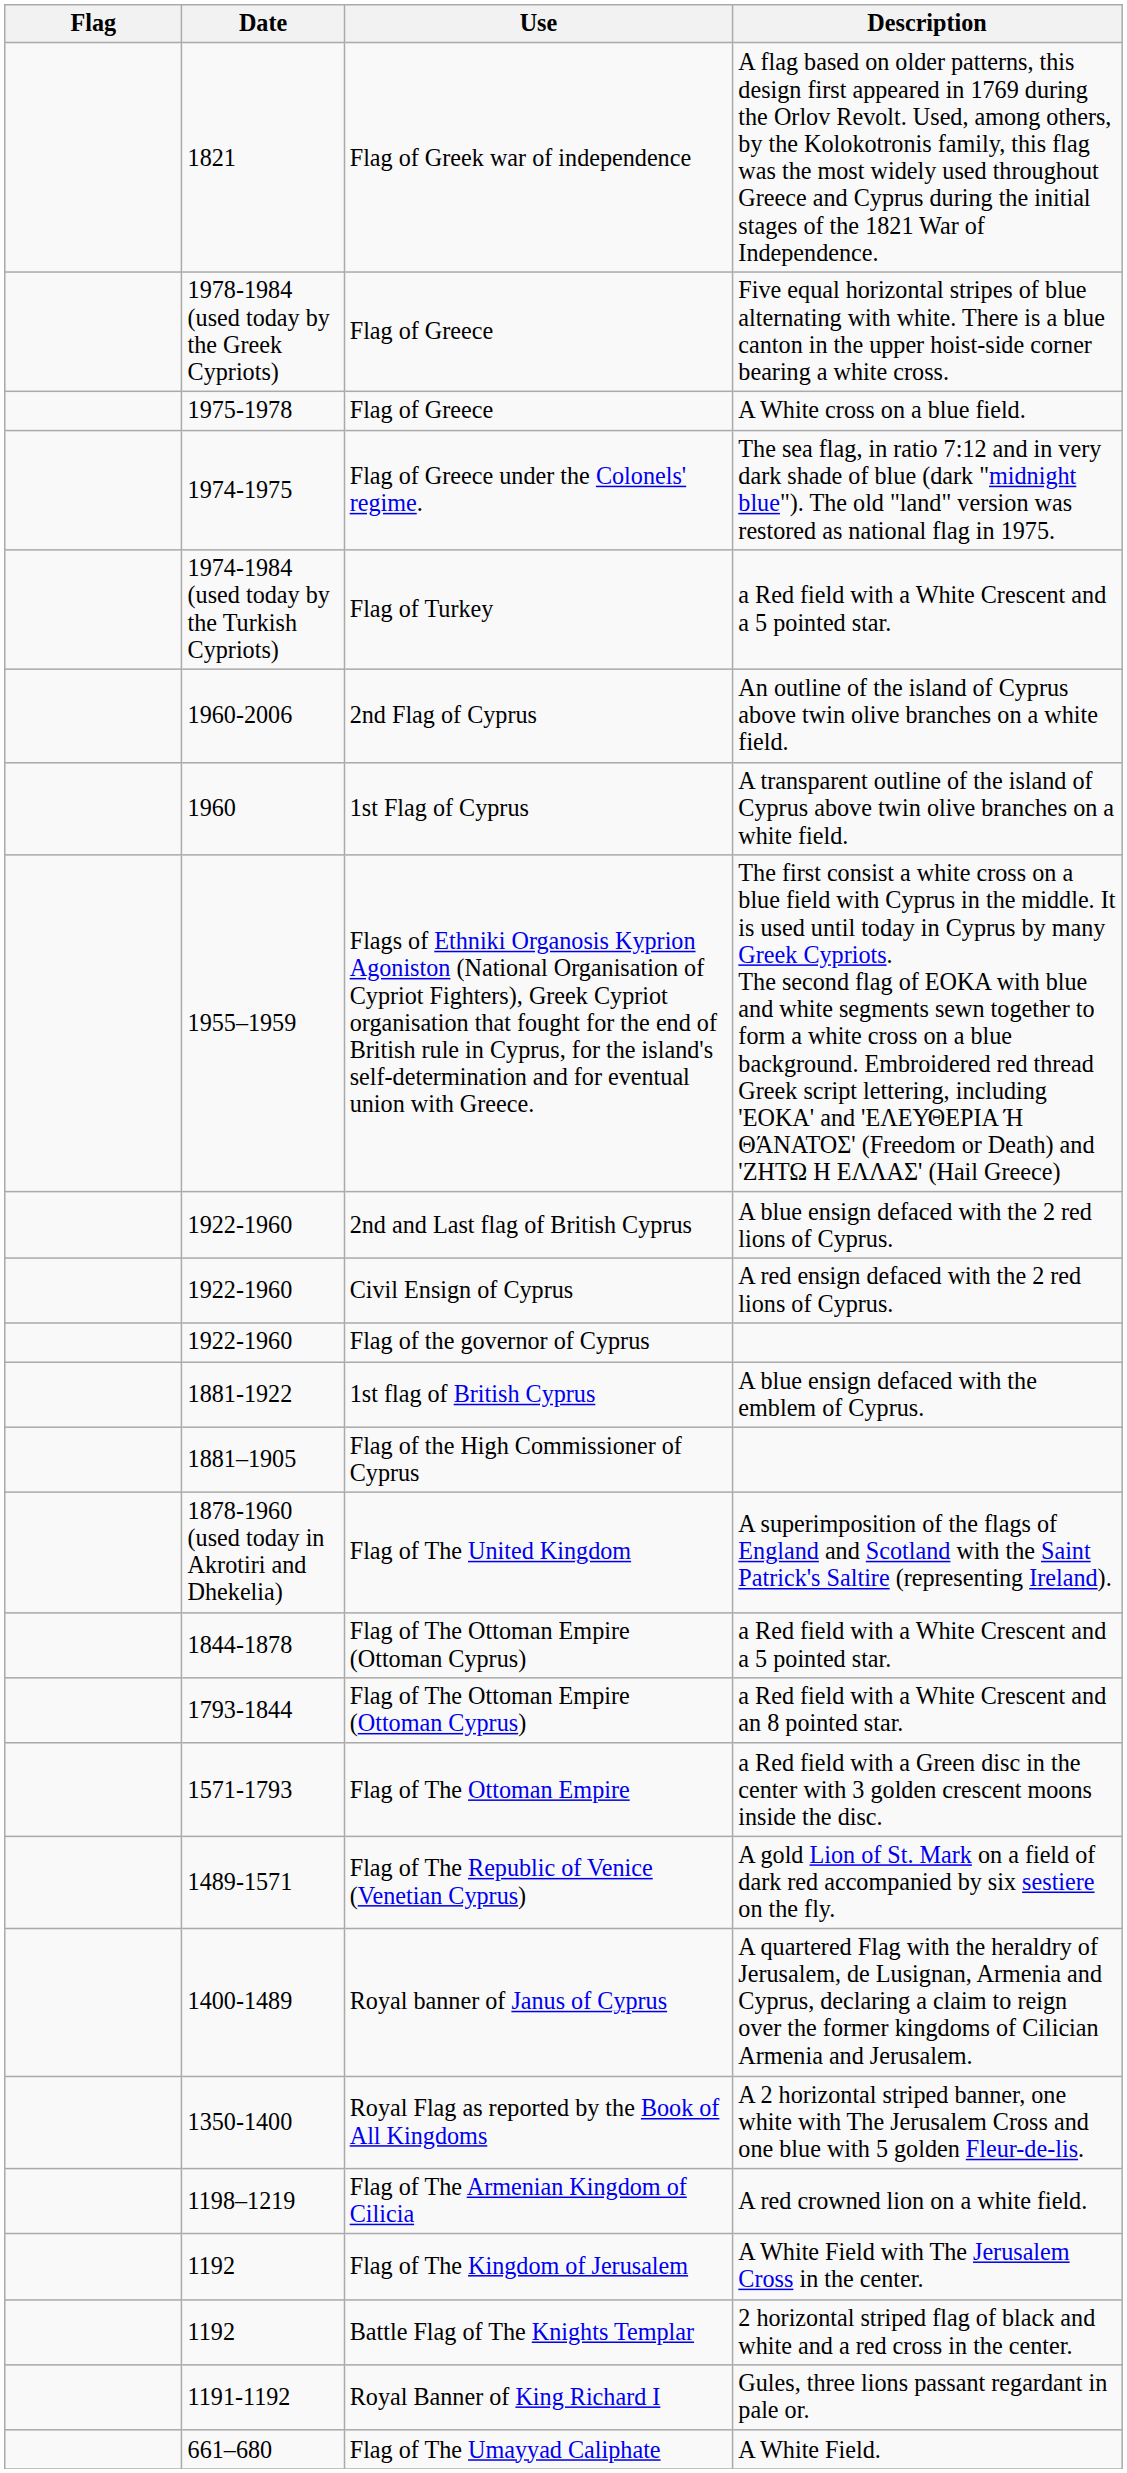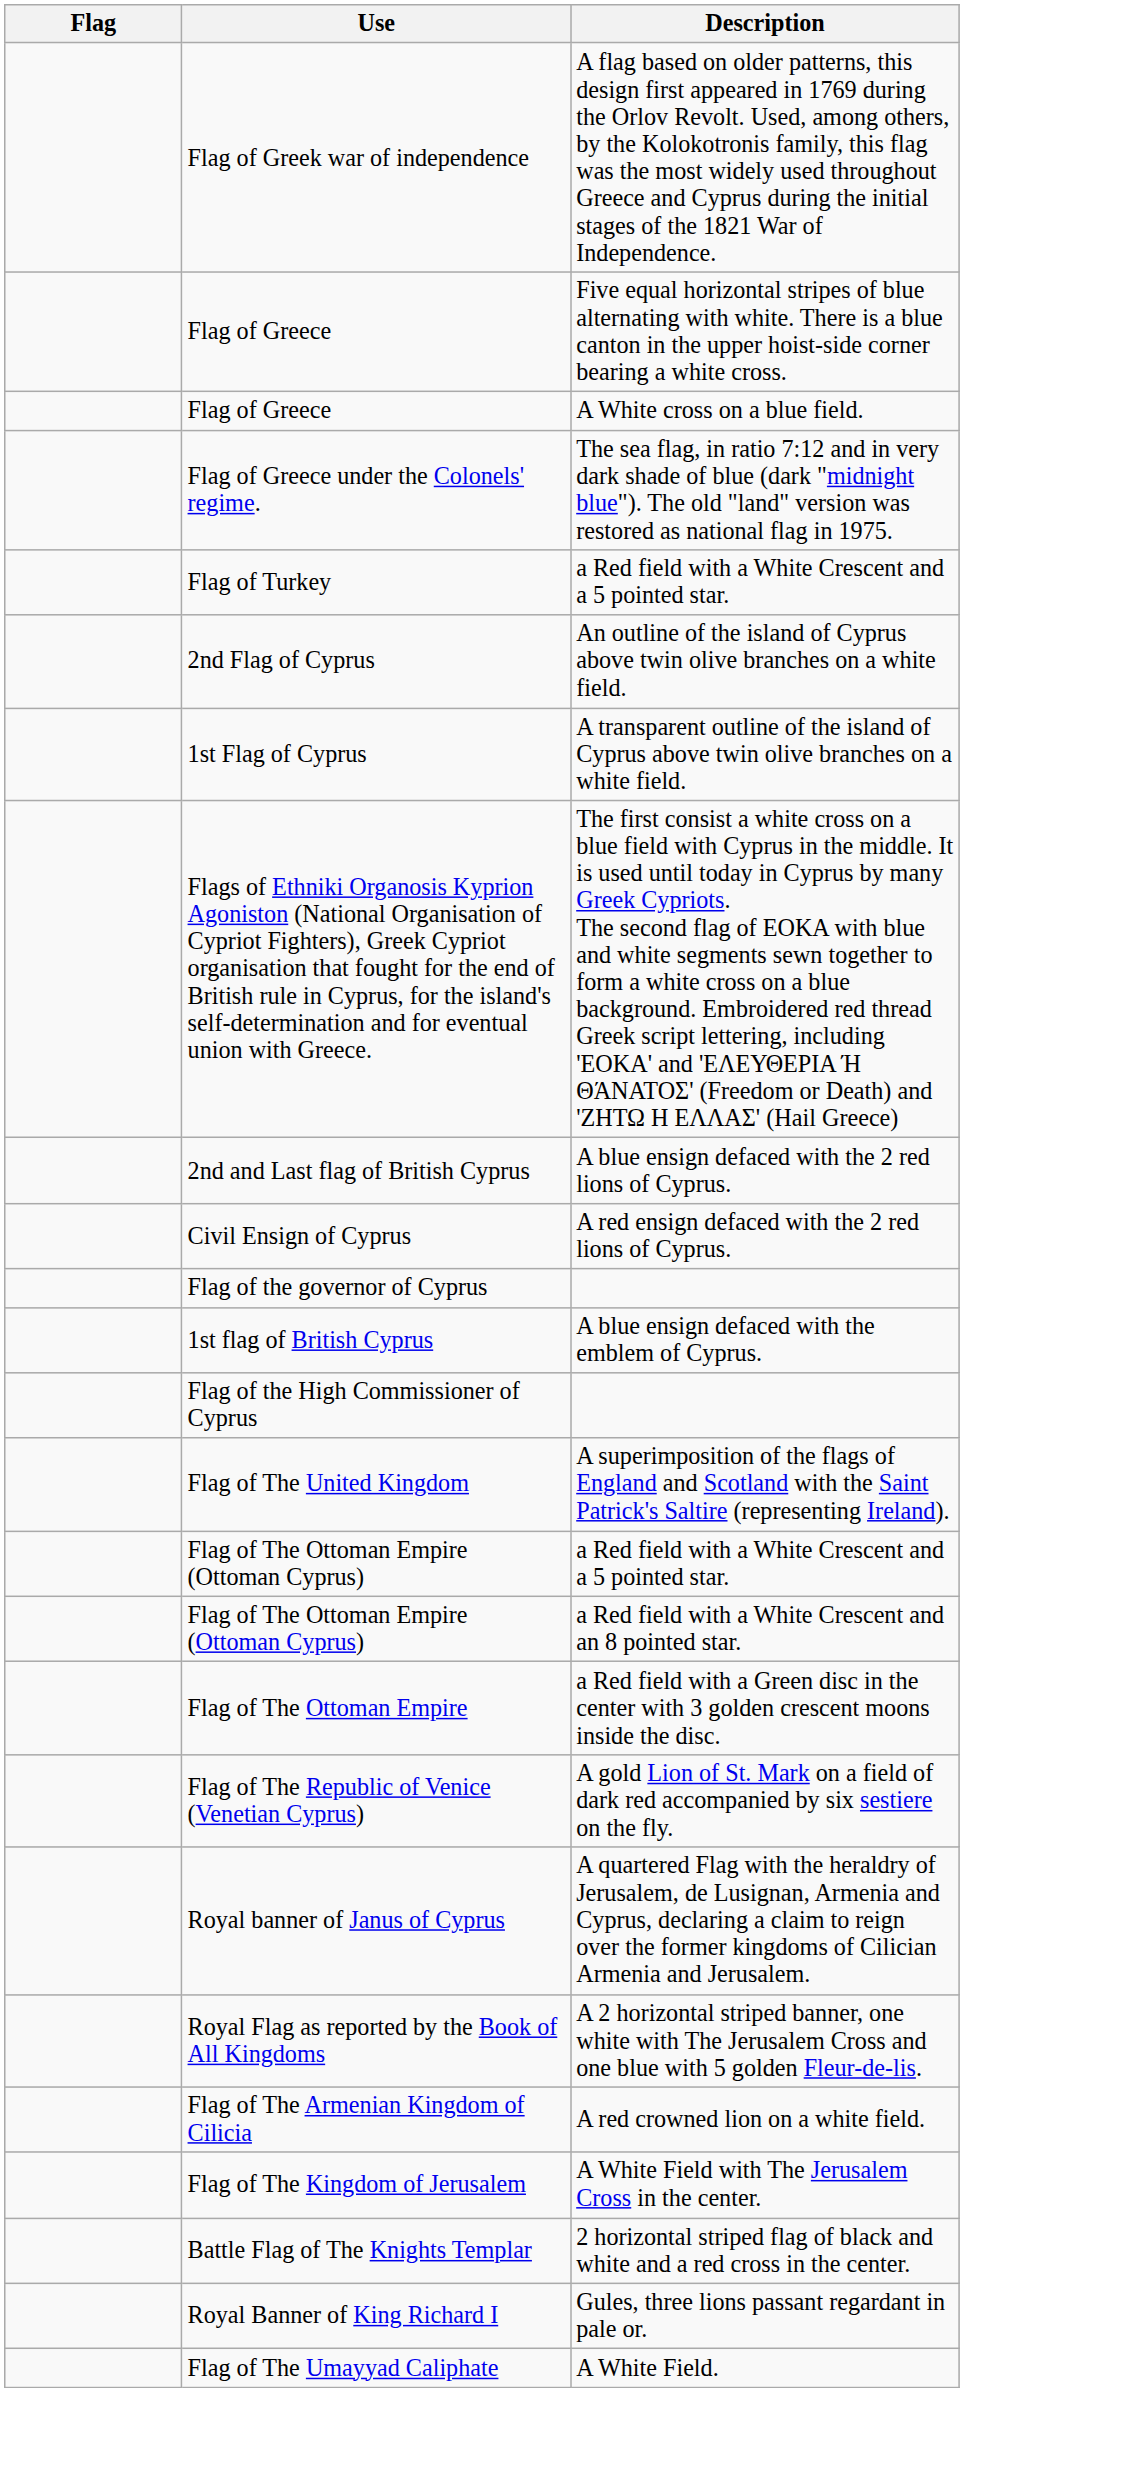- column: (263, 23)
